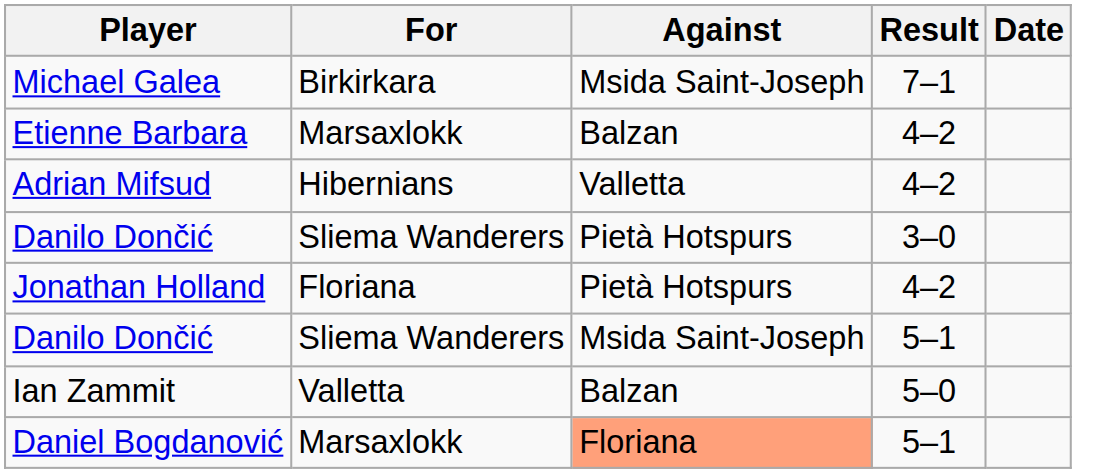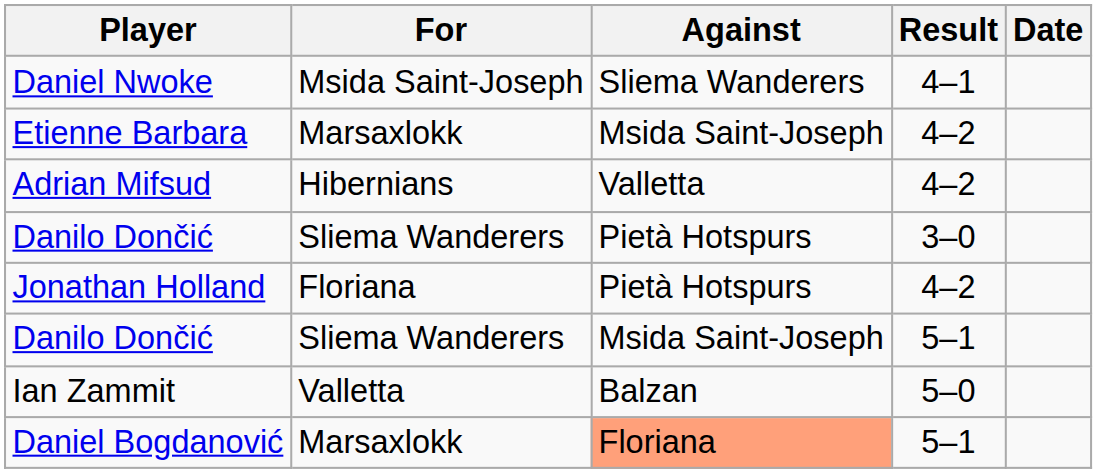+ row: (113, 81)
- row: (116, 81)
(629, 133) Balzan -> (741, 133) Msida Saint-Joseph
